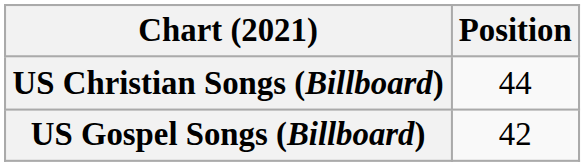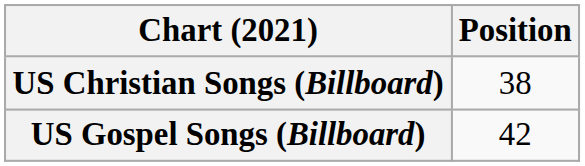(515, 82) 44 -> (515, 82) 38
